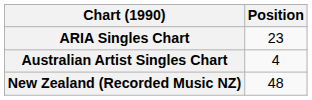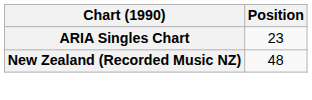- row: (124, 60)
